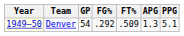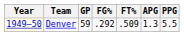(85, 25) 54 -> (85, 25) 59
(170, 25) 5.1 -> (170, 25) 5.5
